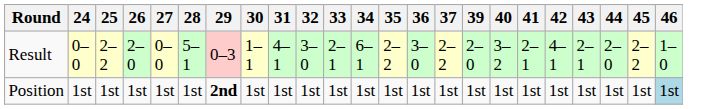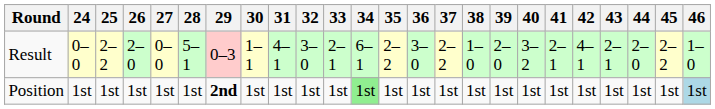+ column: (476, 17)
(365, 90) no background -> (365, 90) lightgreen background
